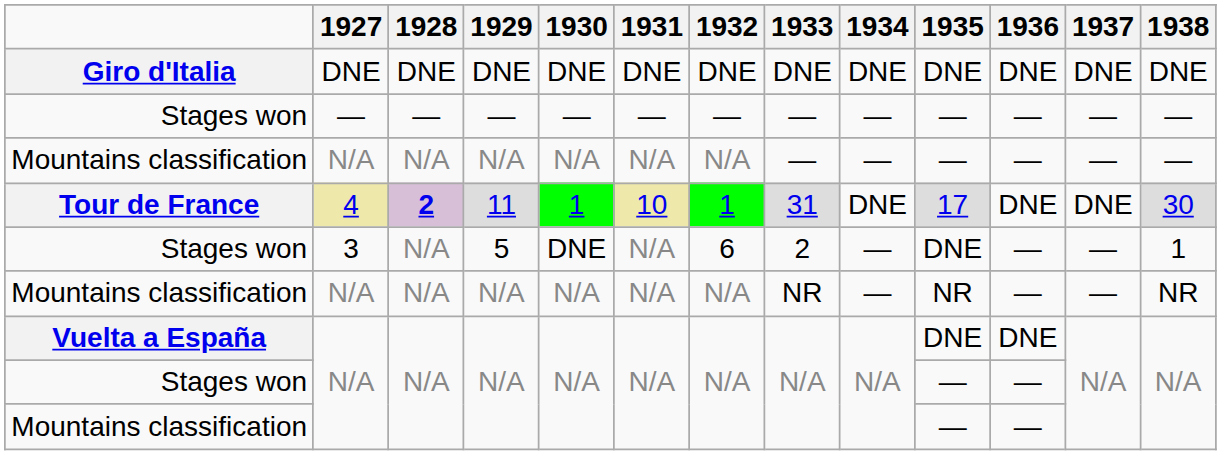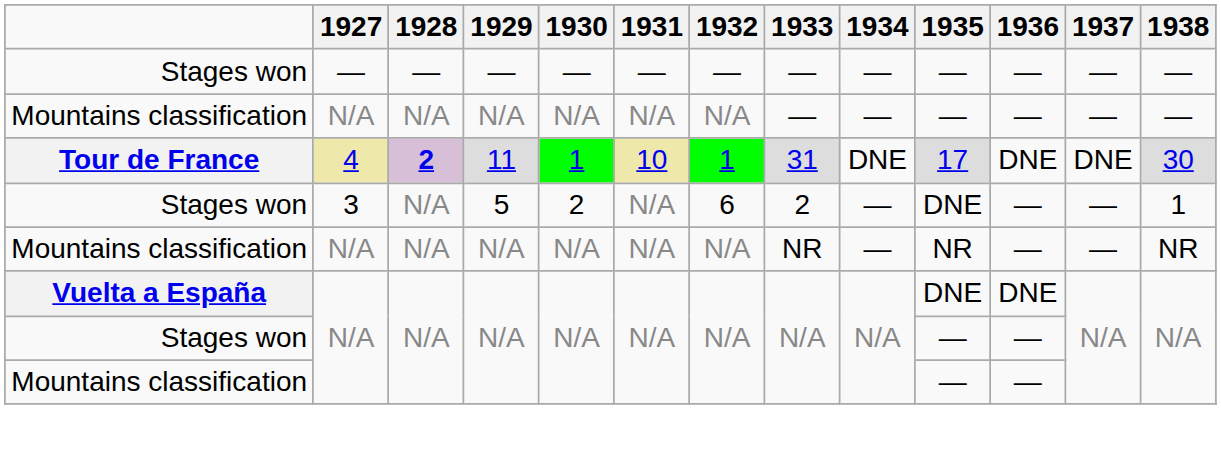- row: (159, 71)
(577, 248) DNE -> (577, 204) 2
